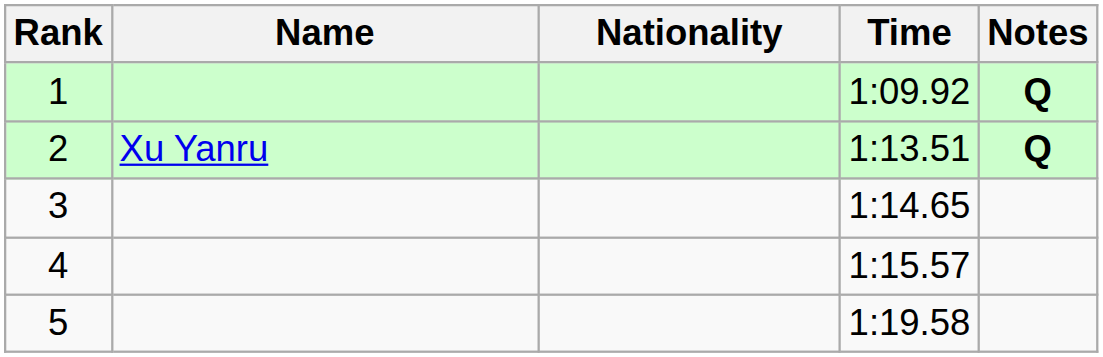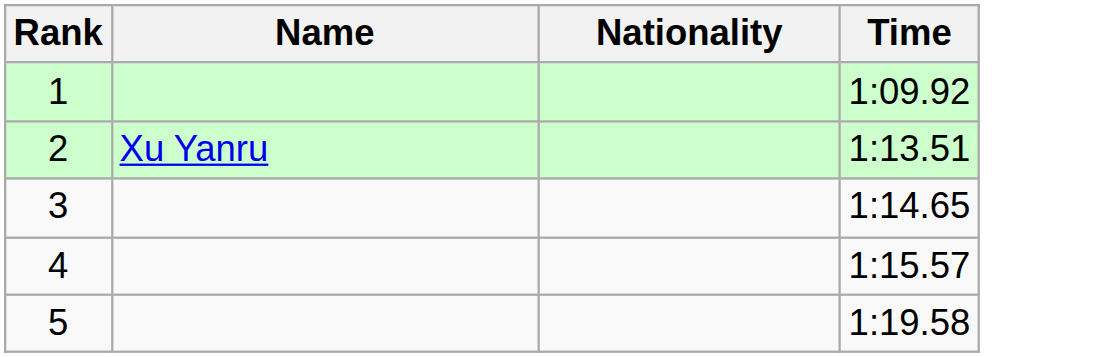- column: (1038, 33)
